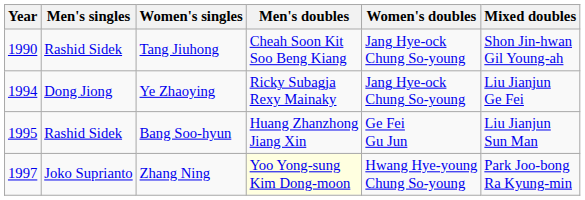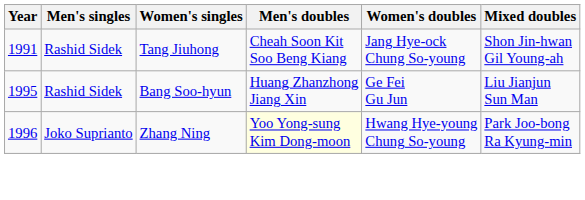(23, 49) 1990 -> (23, 49) 1991
- row: (177, 91)
(23, 174) 1997 -> (23, 133) 1996
